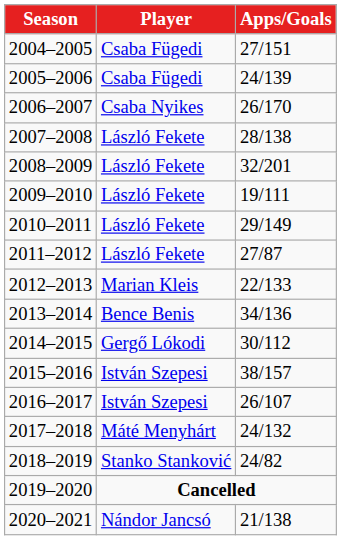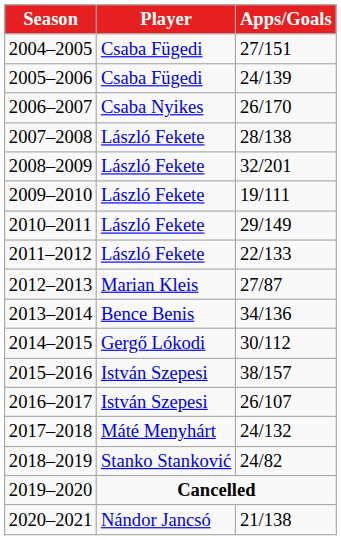(261, 254) 27/87 -> (266, 254) 22/133
(266, 284) 22/133 -> (261, 284) 27/87
